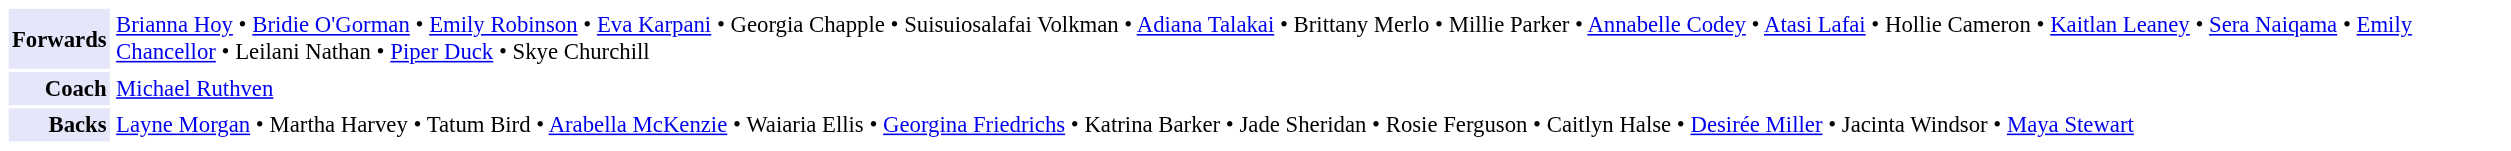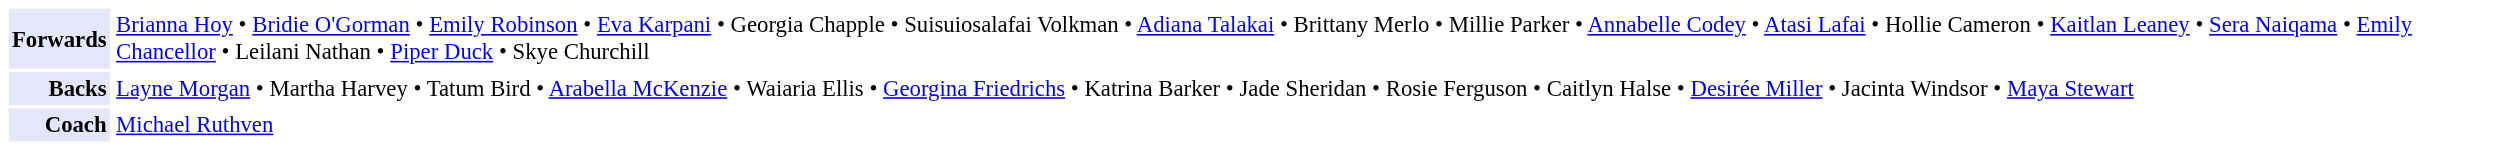rows swapped: (78, 124) <-> (76, 88)
